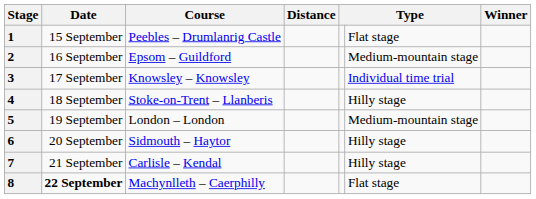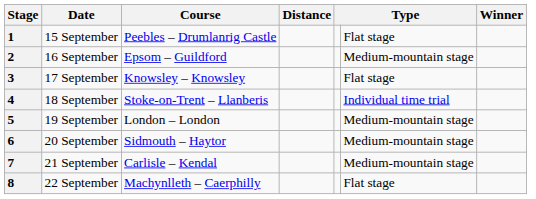(401, 78) Individual time trial -> (369, 78) Flat stage
(377, 99) Hilly stage -> (397, 99) Individual time trial
(377, 141) Hilly stage -> (409, 141) Medium-mountain stage
(377, 162) Hilly stage -> (409, 162) Medium-mountain stage
(83, 183) bold -> (81, 183) normal
